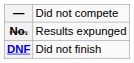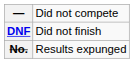rows swapped: (19, 49) <-> (19, 31)
